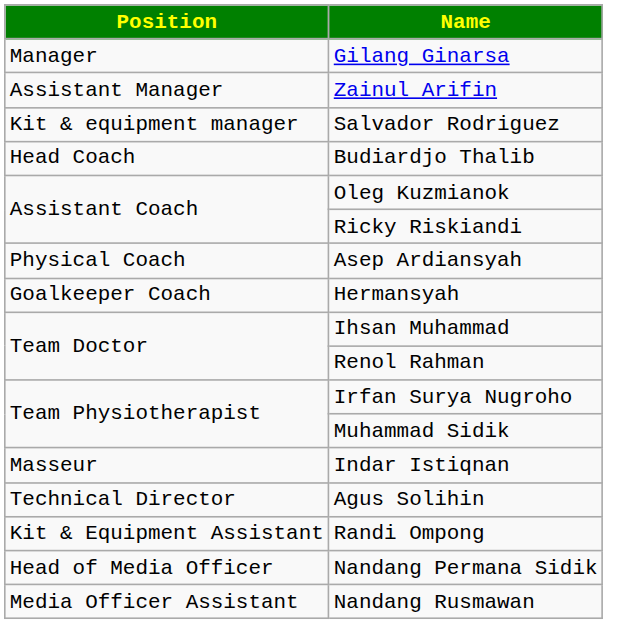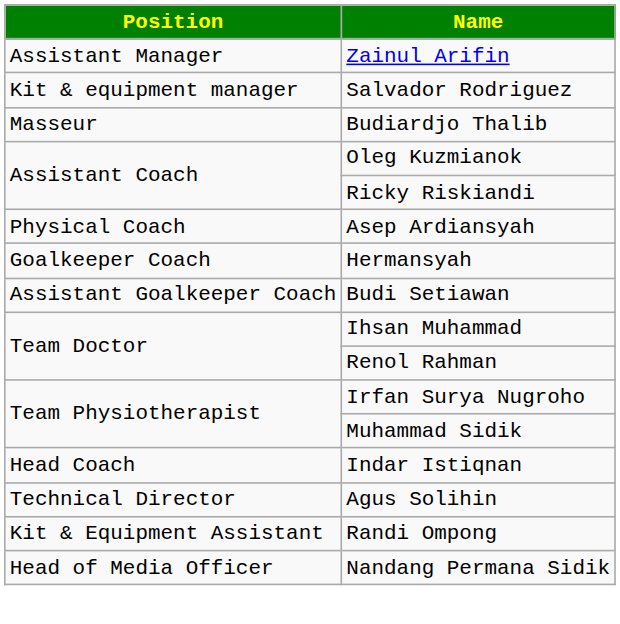- row: (422, 56)
(73, 158) Head Coach -> (54, 124) Masseur
+ row: (428, 295)
(54, 465) Masseur -> (73, 465) Head Coach
- row: (434, 602)
